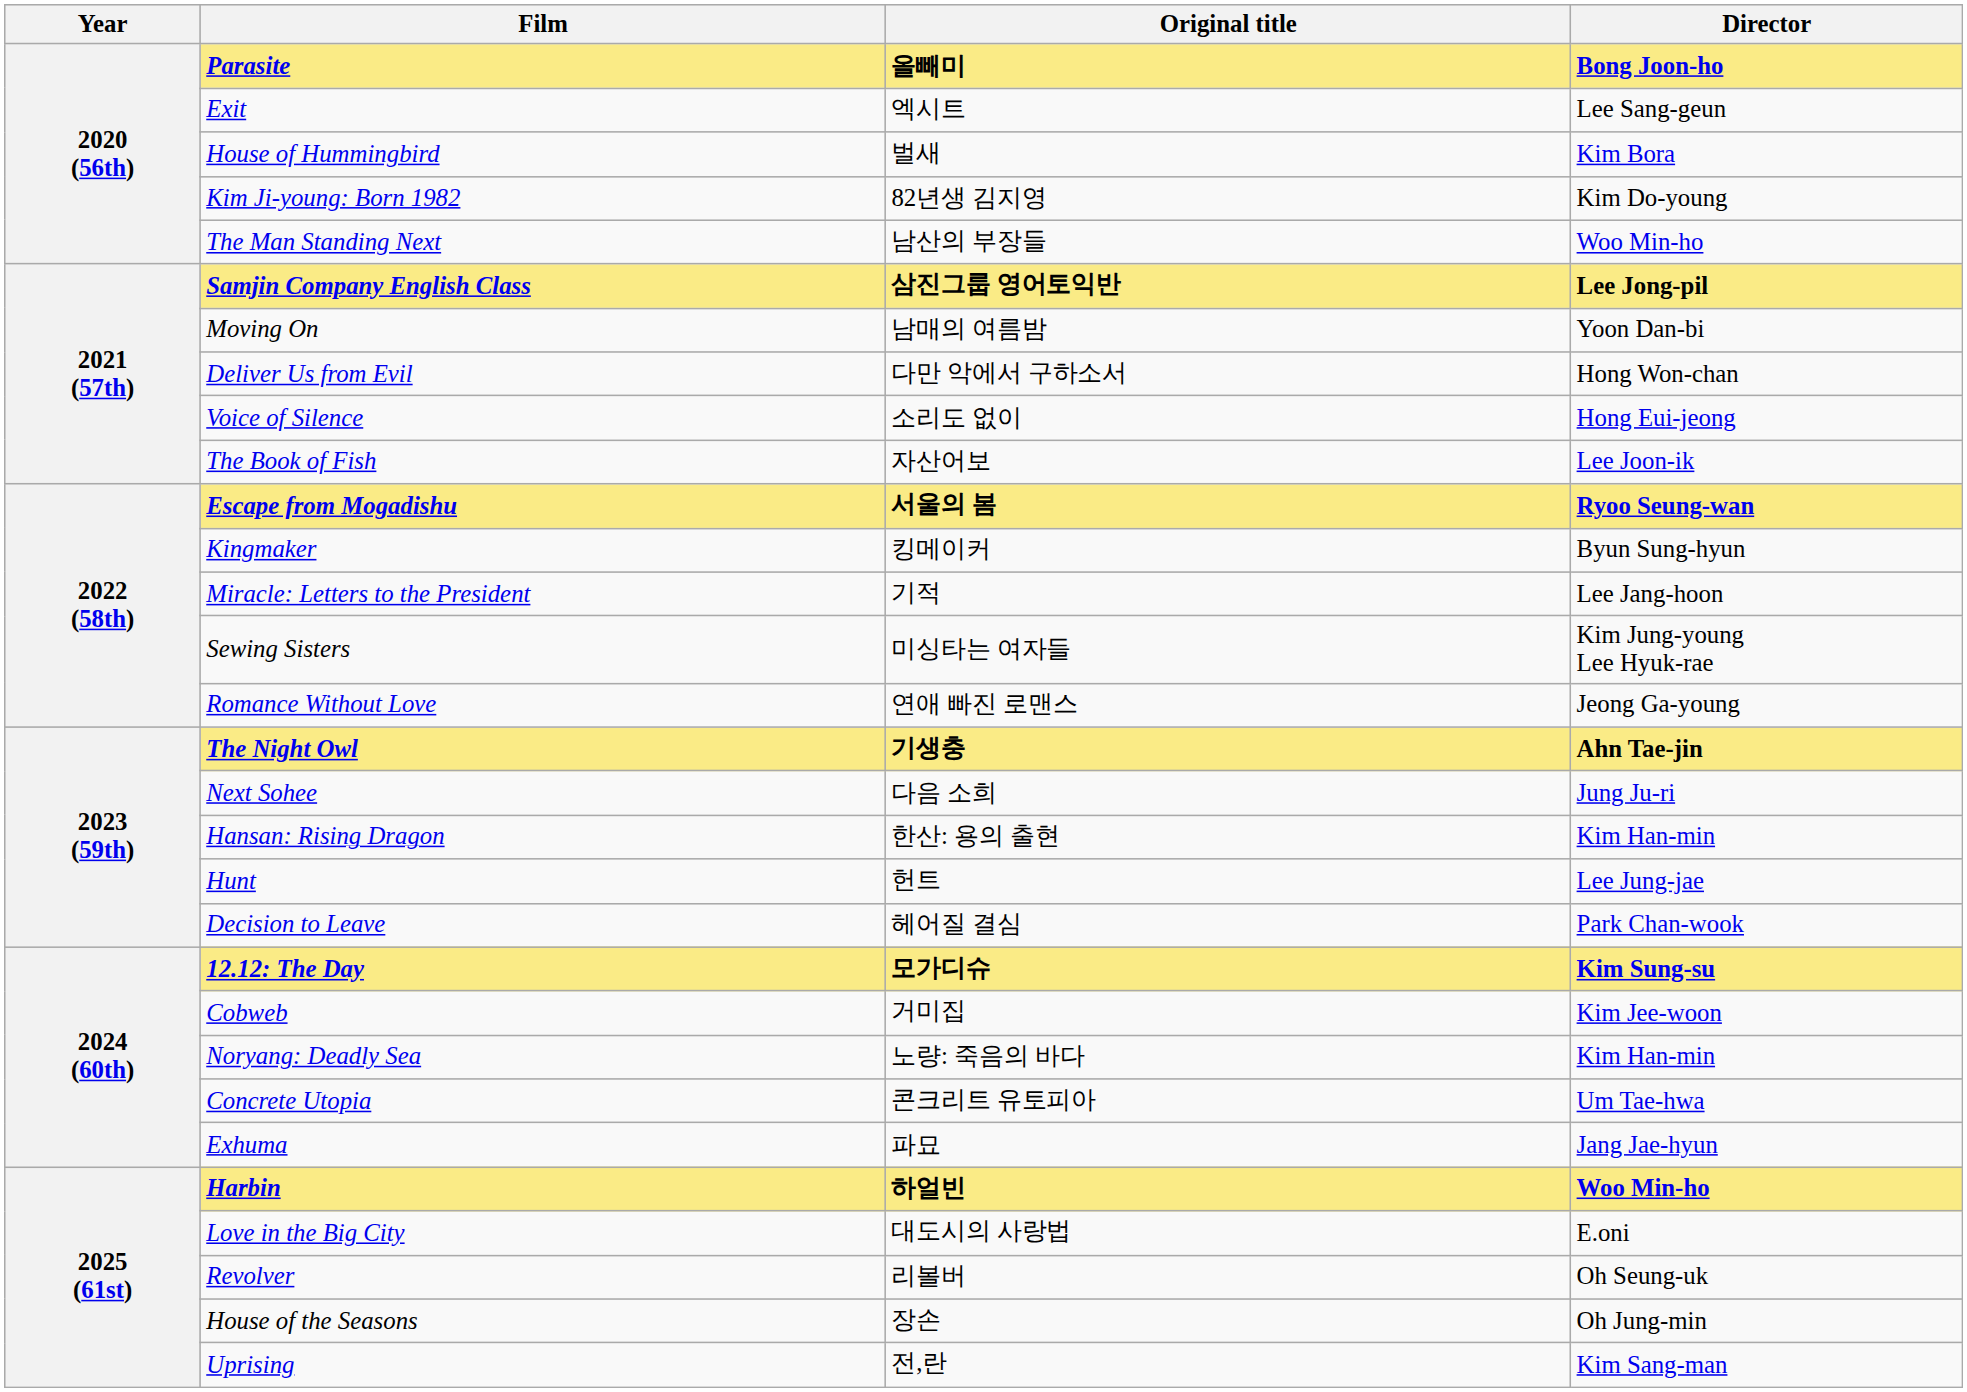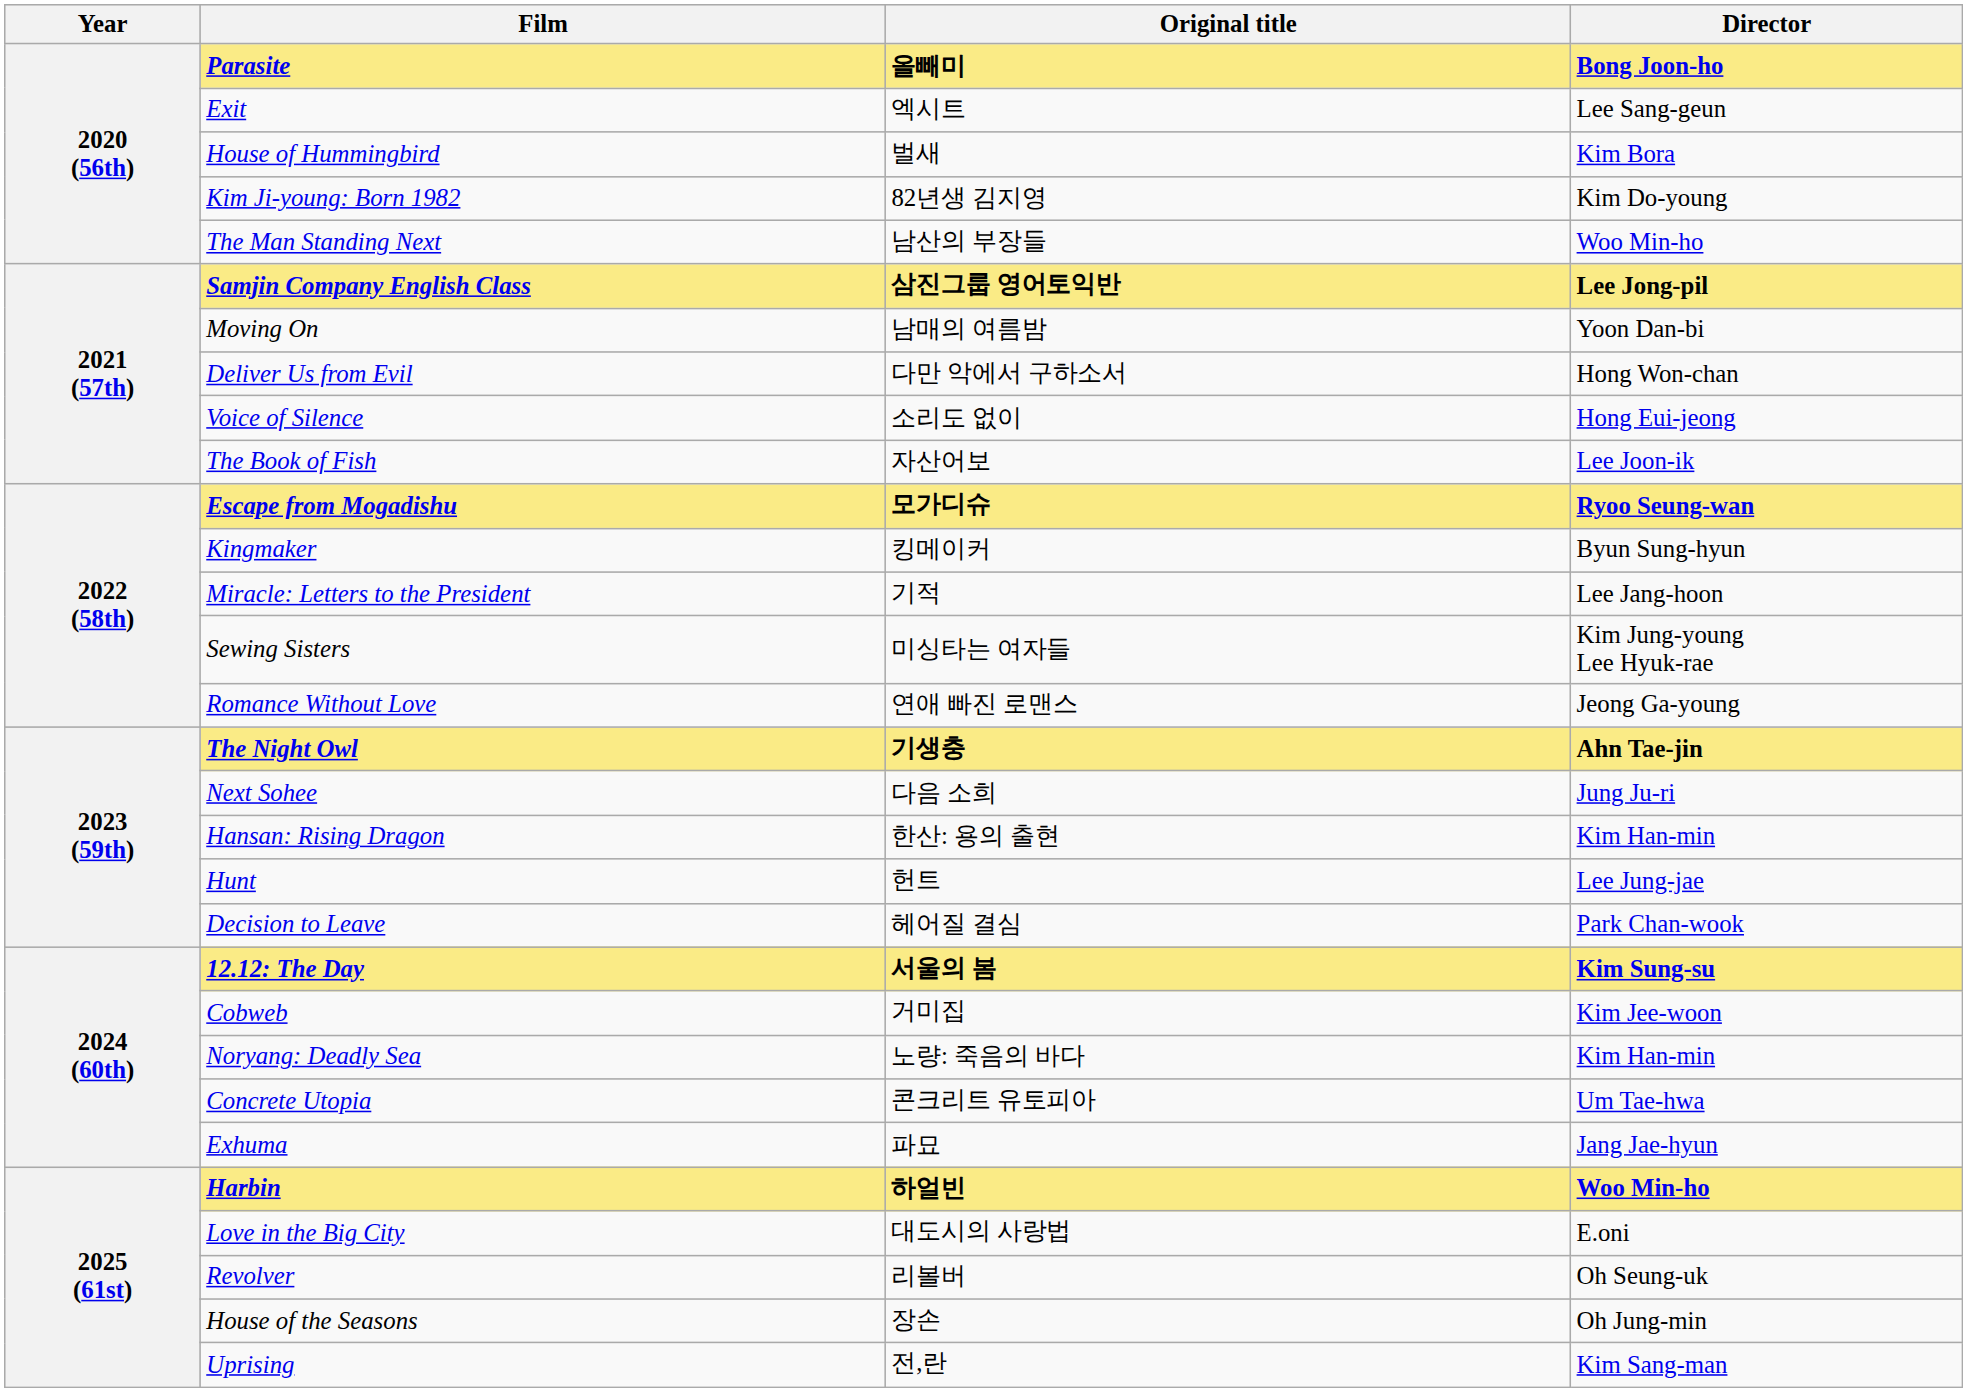(944, 504) 서울의 봄 -> (941, 504) 모가디슈
(941, 967) 모가디슈 -> (944, 967) 서울의 봄
